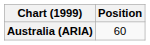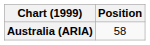(120, 31) 60 -> (120, 31) 58
